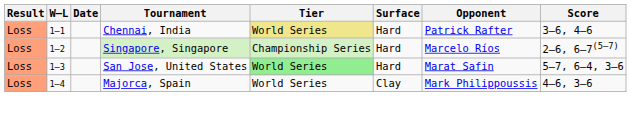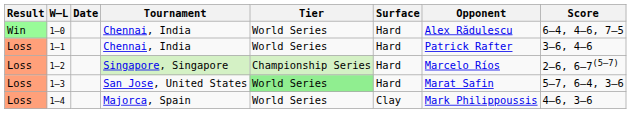+ row: (57, 31)
(290, 30) khaki background -> (290, 47) no background
